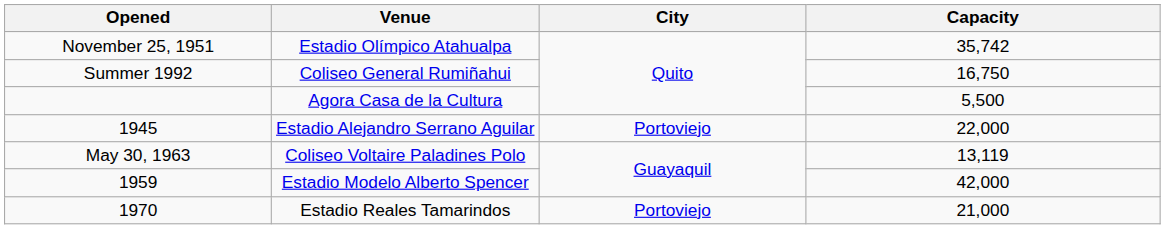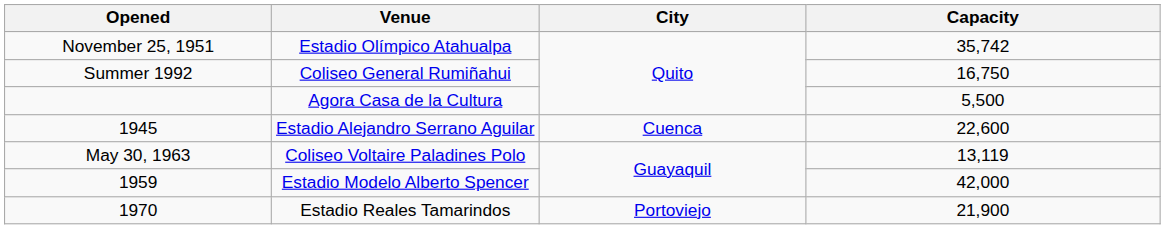(672, 127) Portoviejo -> (672, 127) Cuenca
(983, 127) 22,000 -> (983, 127) 22,600
(983, 210) 21,000 -> (983, 210) 21,900
